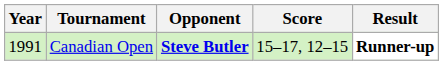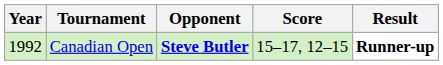(25, 46) 1991 -> (25, 46) 1992
